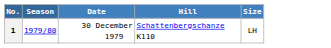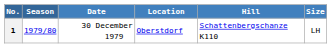+ column: (166, 12)
